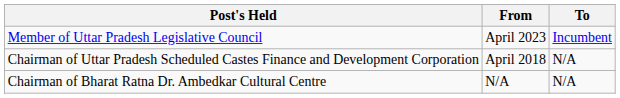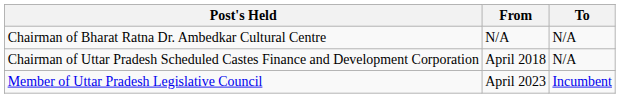rows swapped: (135, 37) <-> (167, 81)
